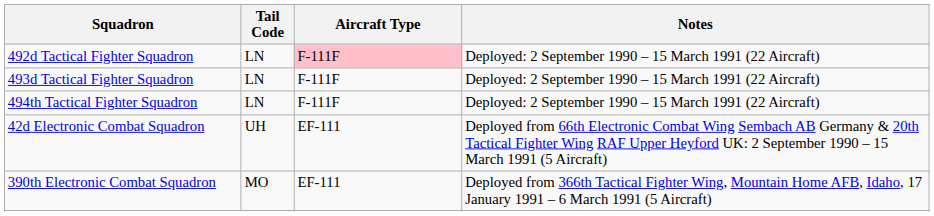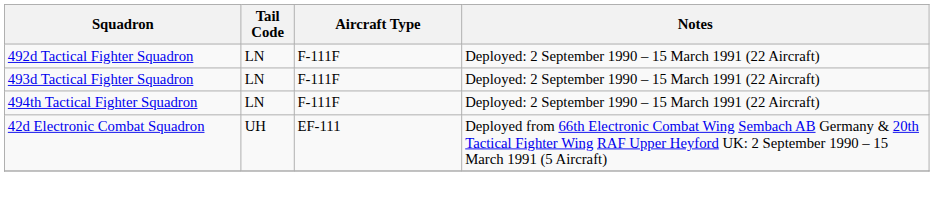(319, 56) pink background -> (319, 56) no background
- row: (112, 182)
